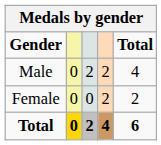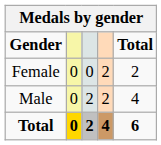rows swapped: (36, 72) <-> (36, 99)
